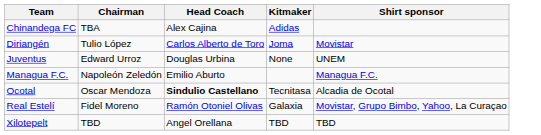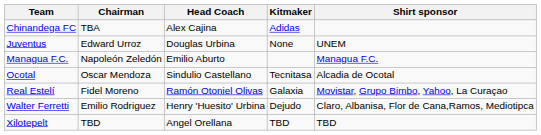- row: (28, 43)
(212, 91) bold -> (209, 75) normal
+ row: (38, 106)
